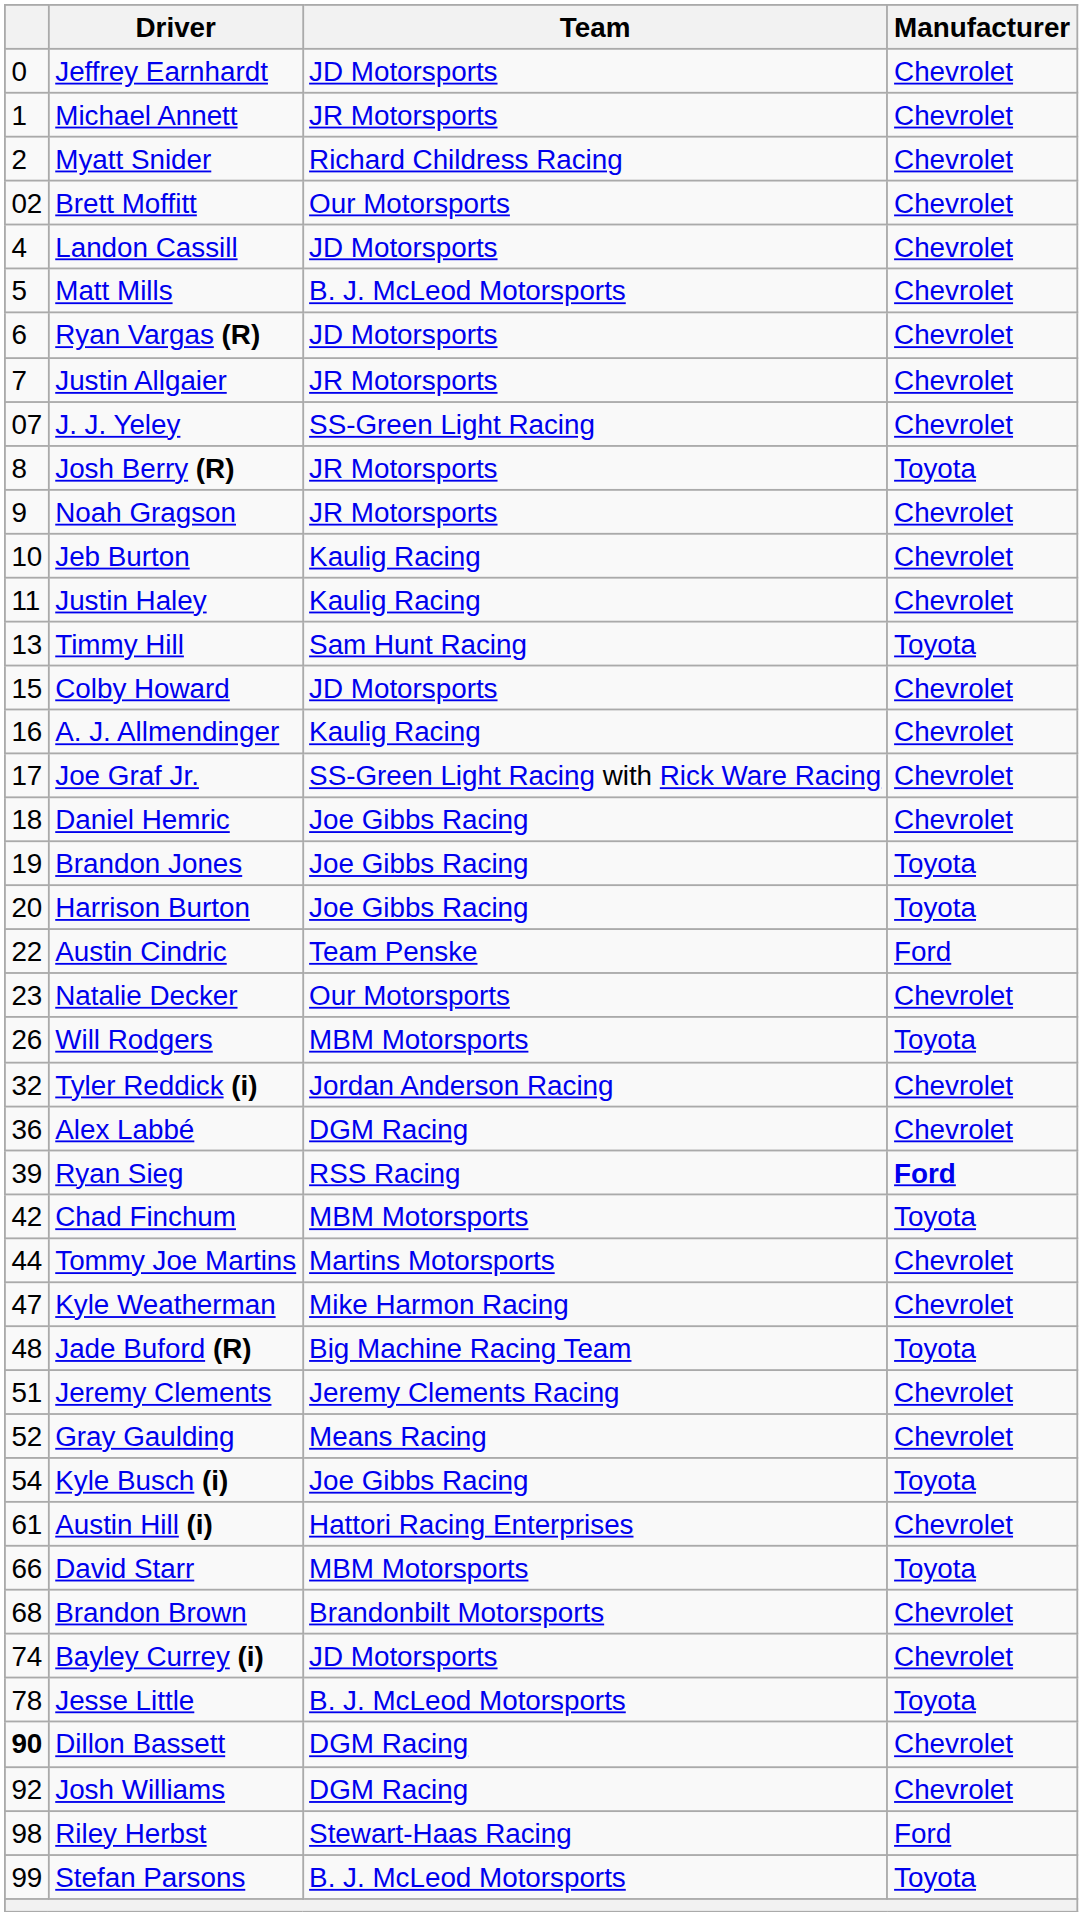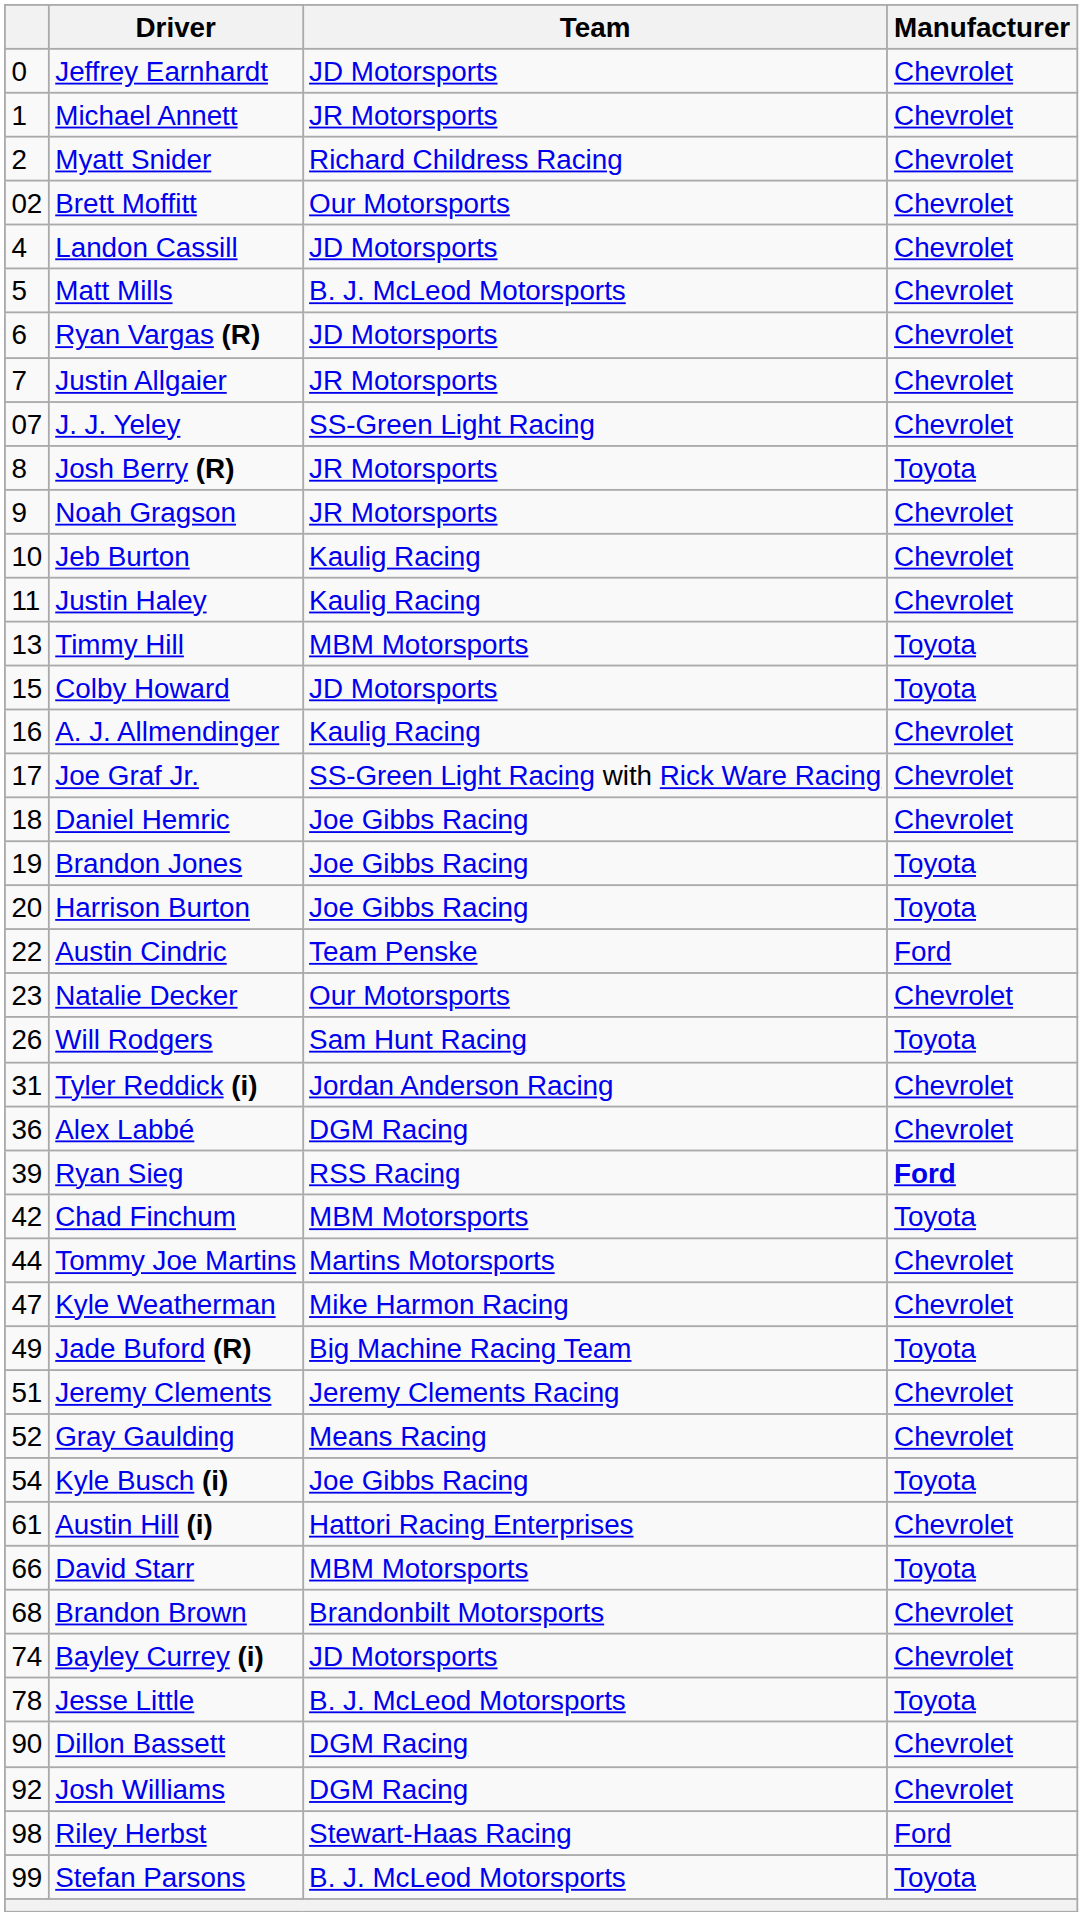(418, 644) Sam Hunt Racing -> (419, 644) MBM Motorsports
(954, 688) Chevrolet -> (935, 688) Toyota
(419, 1040) MBM Motorsports -> (418, 1040) Sam Hunt Racing
(27, 1084) 32 -> (27, 1084) 31
(27, 1348) 48 -> (27, 1348) 49
(27, 1744) bold -> (27, 1744) normal
